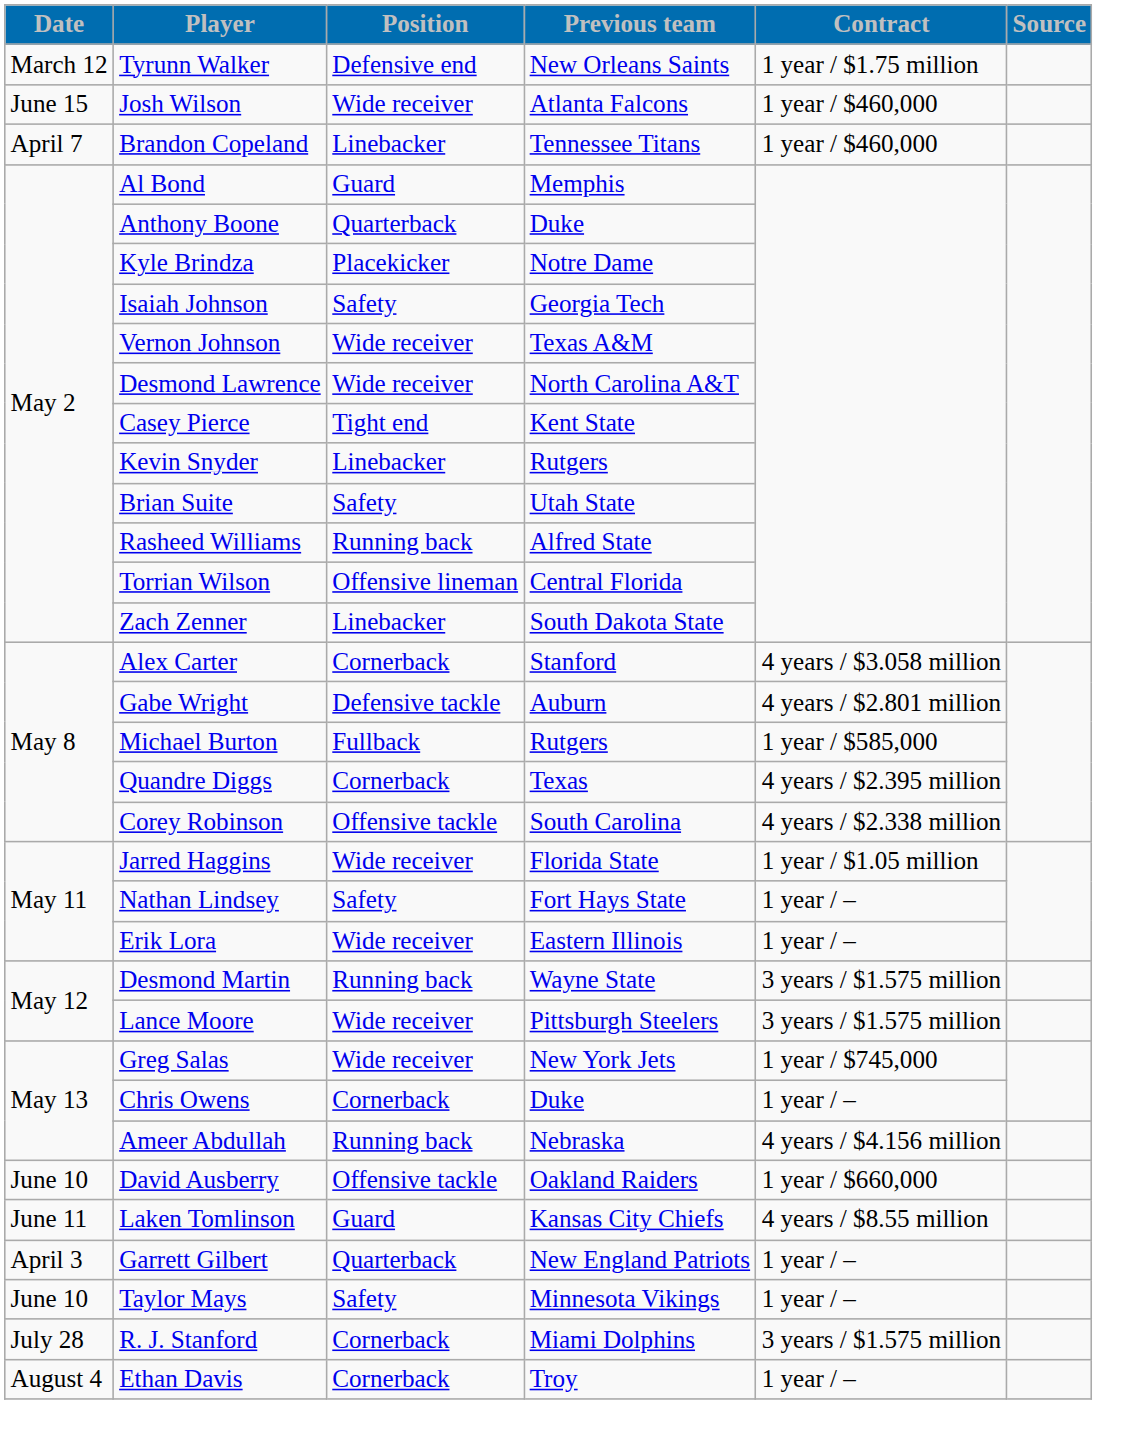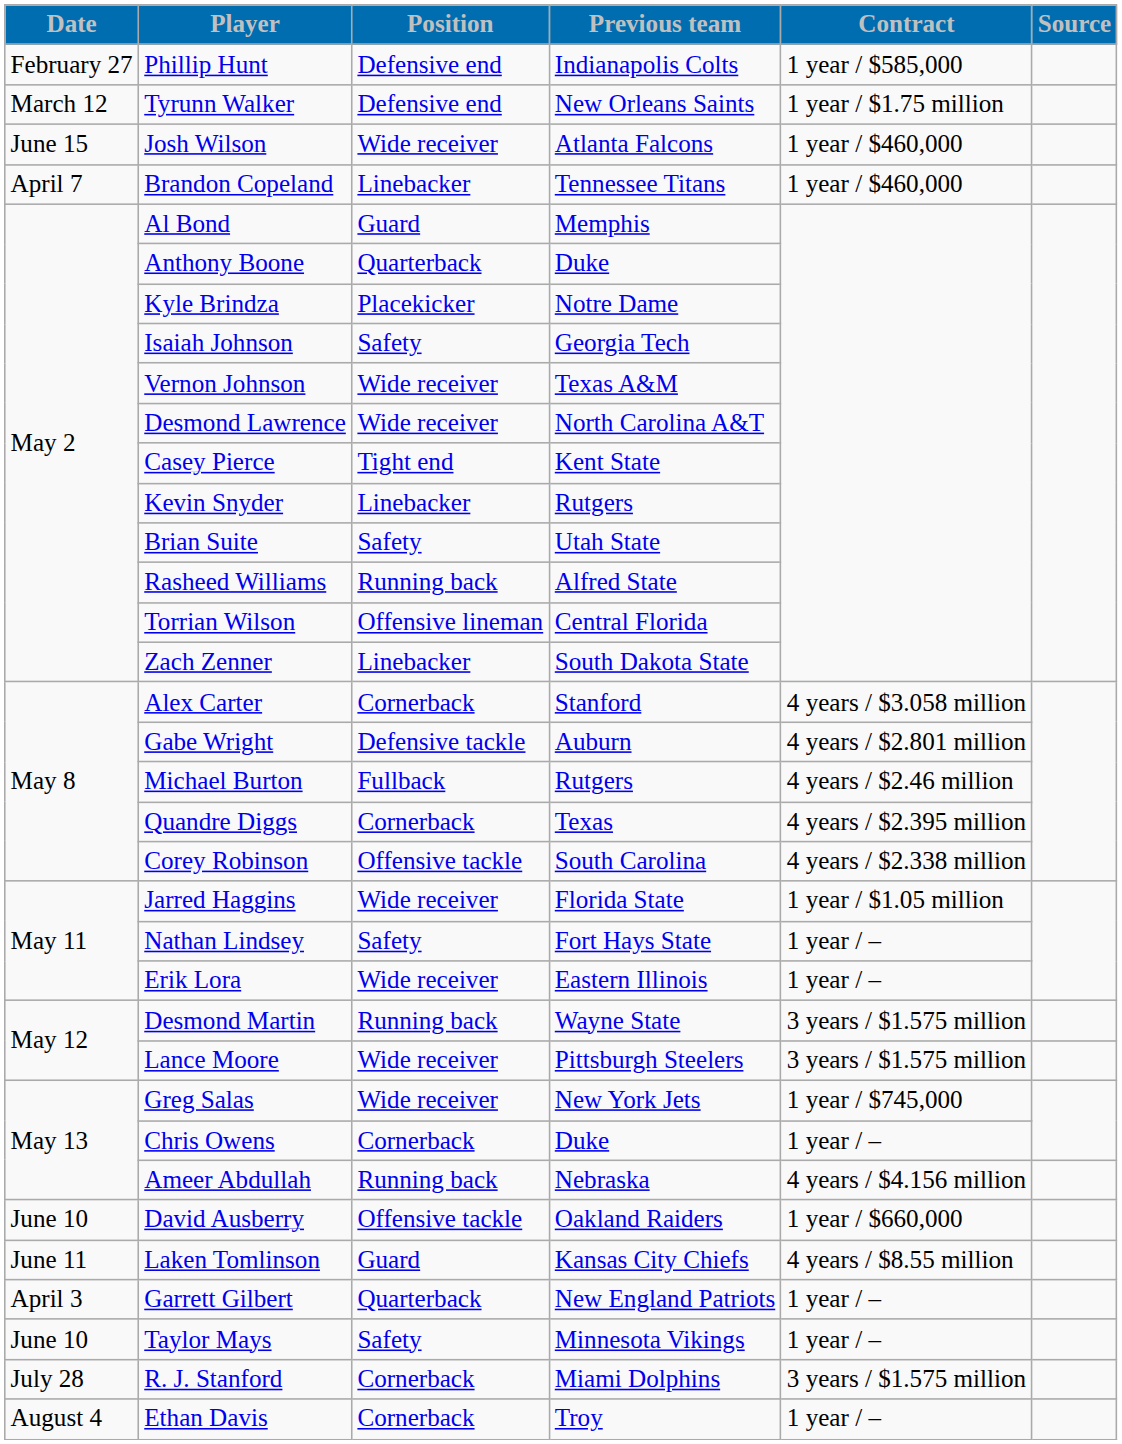+ row: (206, 64)
(850, 741) 1 year / $585,000 -> (900, 781) 4 years / $2.46 million
